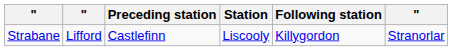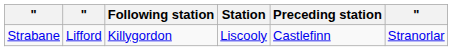columns swapped: (162, 14) <-> (329, 14)
